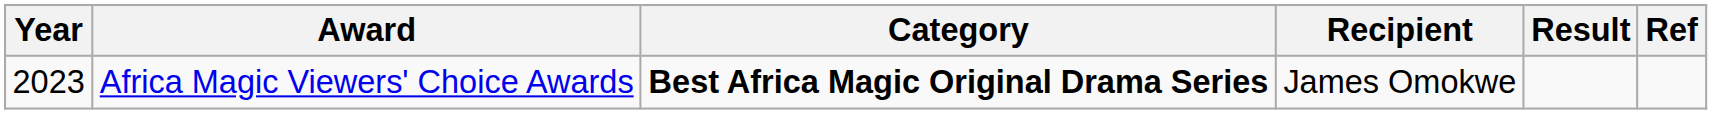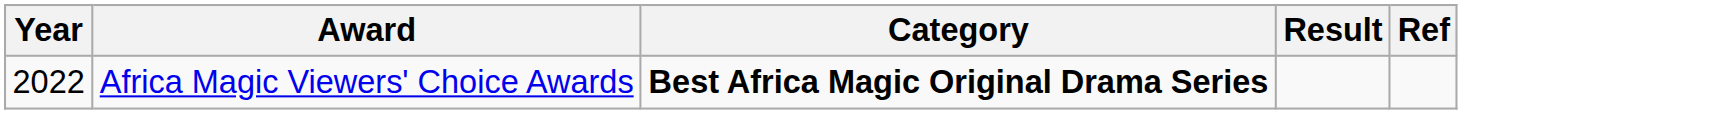- column: (1400, 30)
(49, 81) 2023 -> (49, 81) 2022
